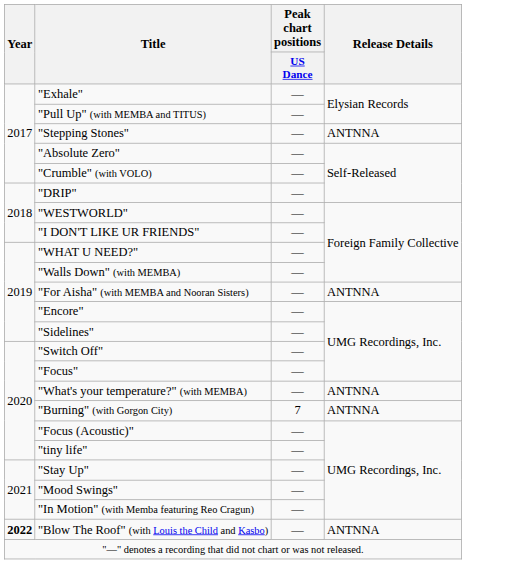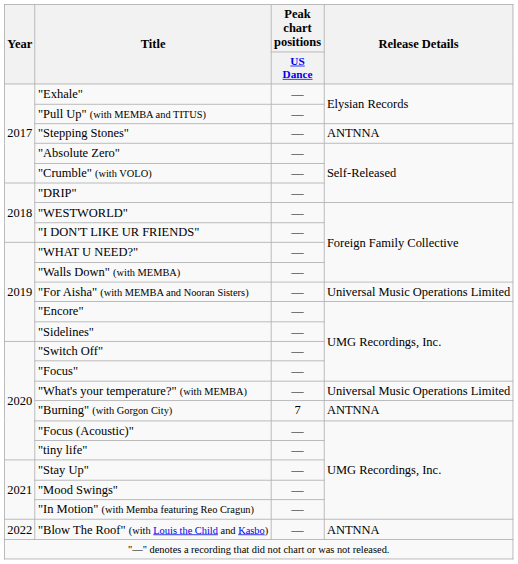(353, 291) ANTNNA -> (419, 291) Universal Music Operations Limited
(353, 390) ANTNNA -> (419, 390) Universal Music Operations Limited
(20, 529) bold -> (20, 529) normal
